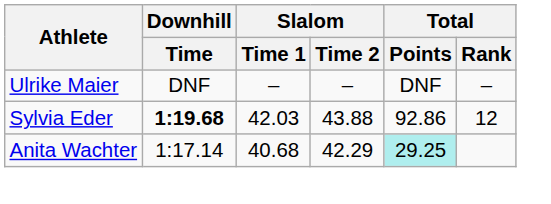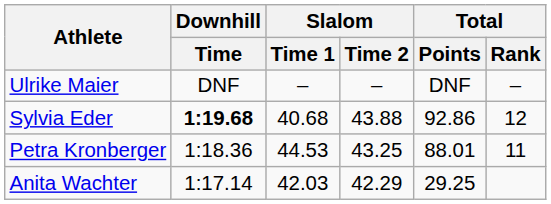(274, 118) 42.03 -> (303, 118) 40.68
+ row: (88, 150)
(274, 150) 40.68 -> (303, 183) 42.03
(421, 150) paleturquoise background -> (450, 183) no background
